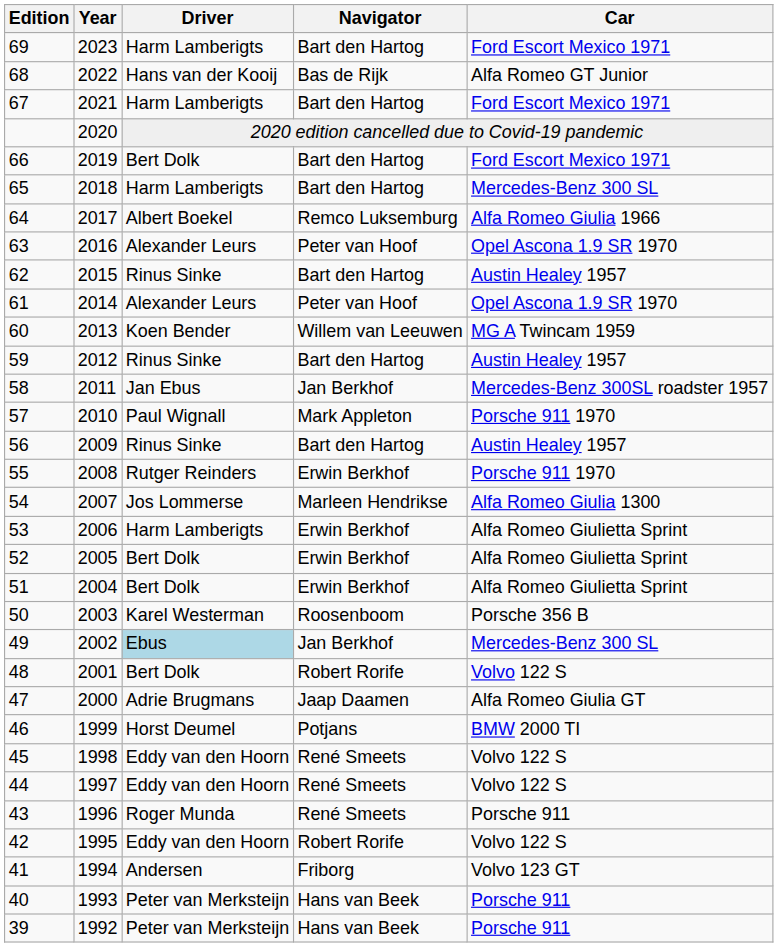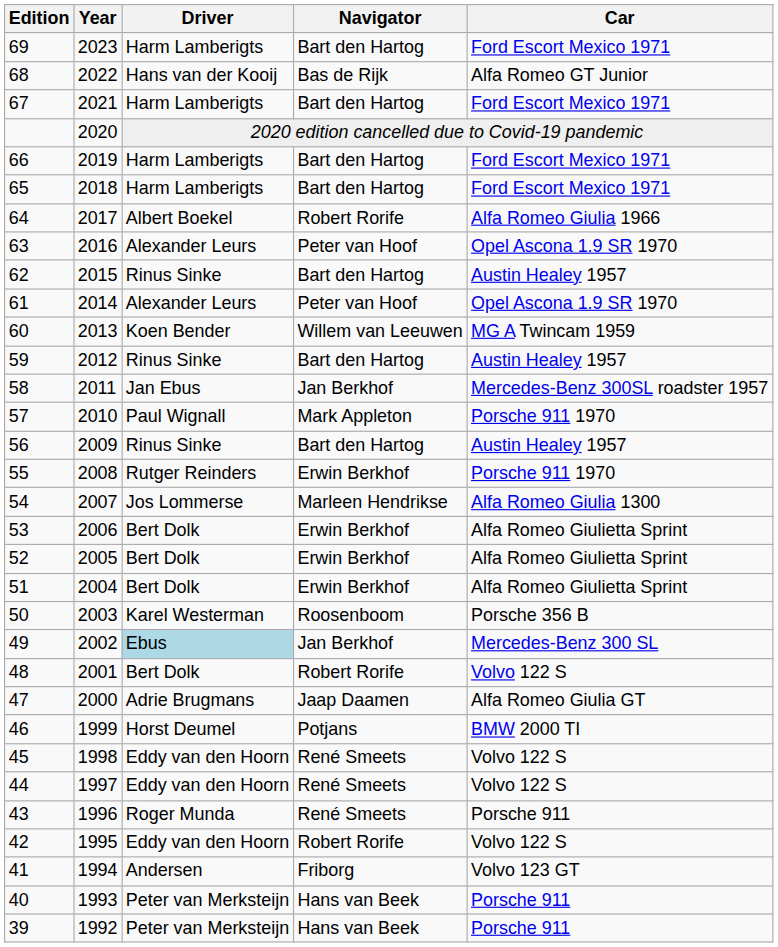(163, 160) Bert Dolk -> (195, 160) Harm Lamberigts
(565, 189) Mercedes-Benz 300 SL -> (571, 189) Ford Escort Mexico 1971
(378, 217) Remco Luksemburg -> (351, 217) Robert Rorife
(195, 530) Harm Lamberigts -> (163, 530) Bert Dolk
